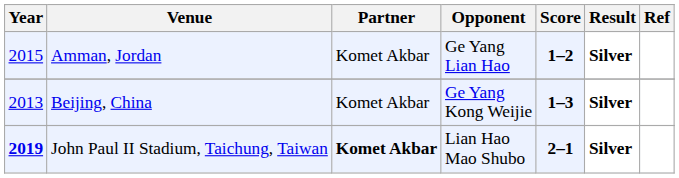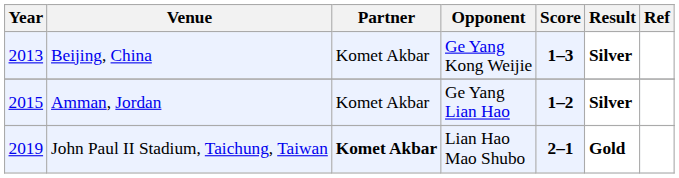rows swapped: (101, 102) <-> (106, 55)
(26, 149) bold -> (26, 149) normal
(611, 149) Silver -> (607, 149) Gold
